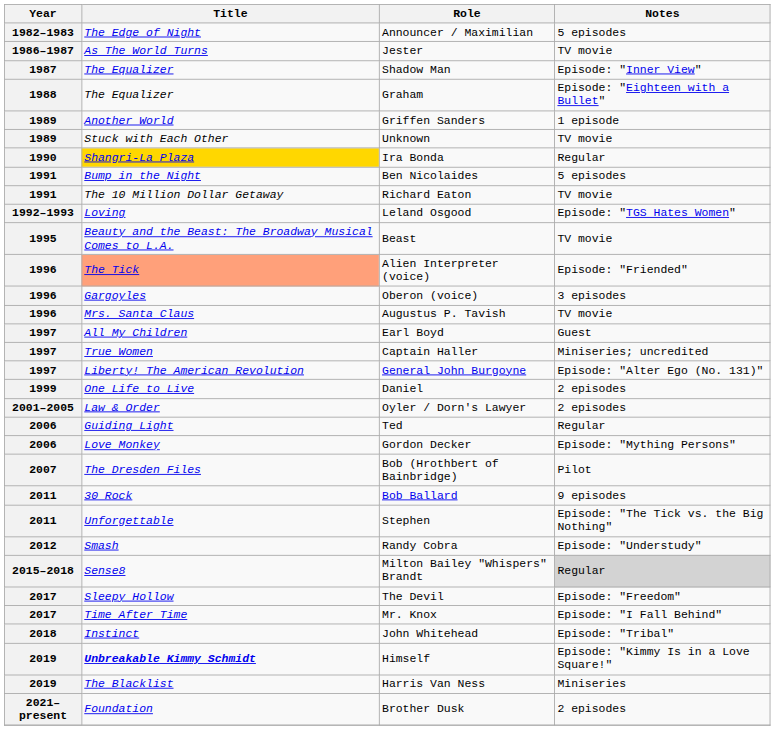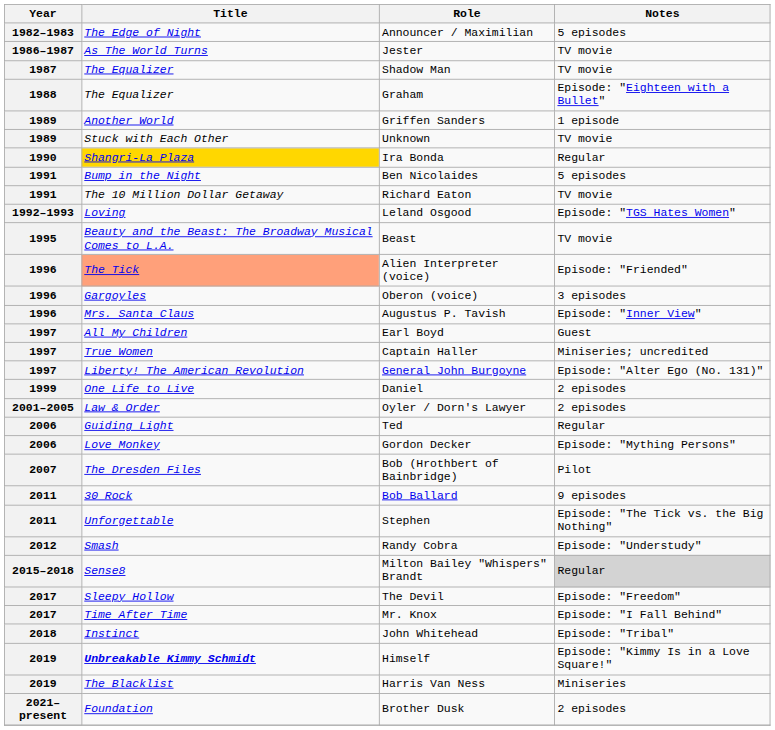(630, 70) Episode: "Inner View" -> (585, 70) TV movie
(585, 314) TV movie -> (630, 314) Episode: "Inner View"
